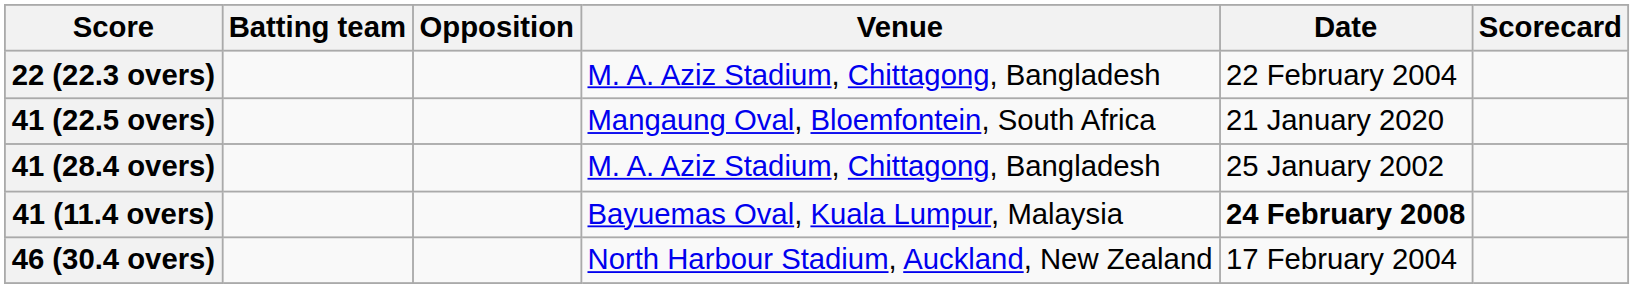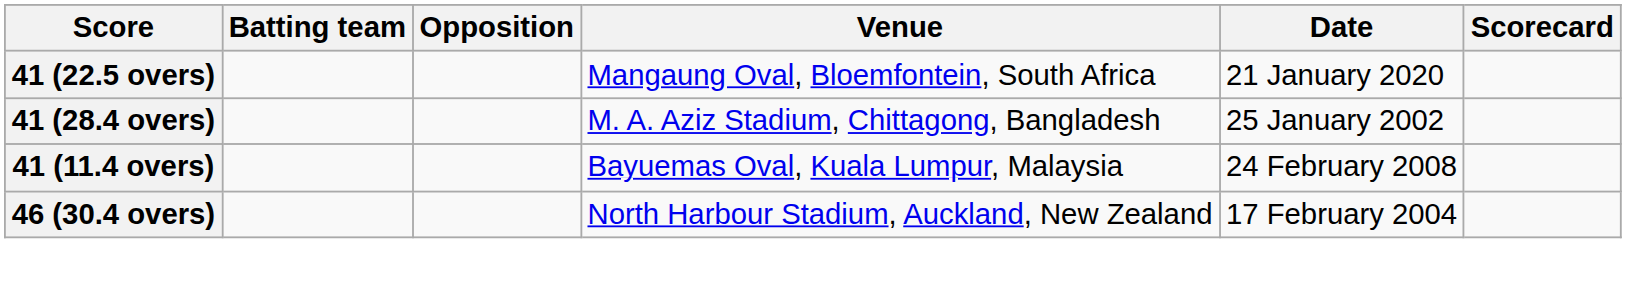- row: (113, 74)
(1346, 213) bold -> (1342, 167) normal
